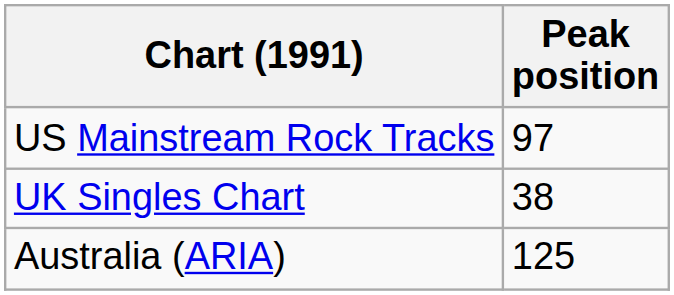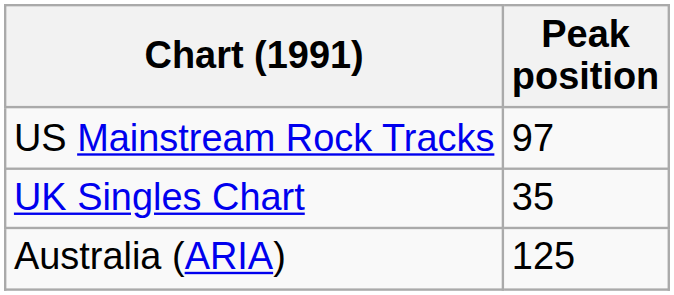(533, 197) 38 -> (533, 197) 35
